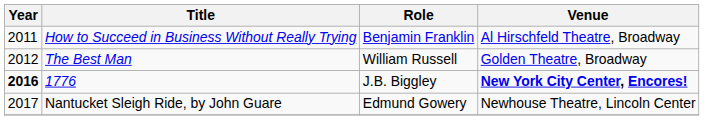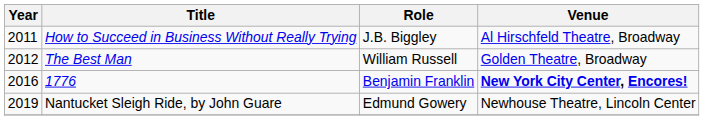(419, 37) Benjamin Franklin -> (400, 37) J.B. Biggley
(23, 81) bold -> (23, 81) normal
(400, 81) J.B. Biggley -> (419, 81) Benjamin Franklin
(23, 103) 2017 -> (23, 103) 2019
